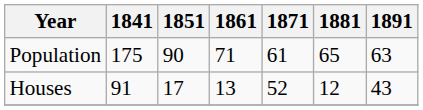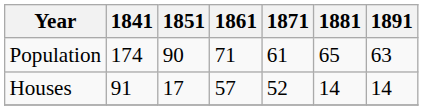(127, 54) 175 -> (127, 54) 174
(225, 88) 13 -> (225, 88) 57
(329, 88) 12 -> (329, 88) 14
(381, 88) 43 -> (381, 88) 14
